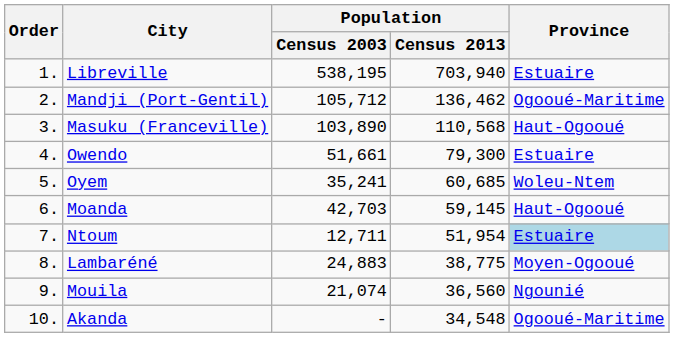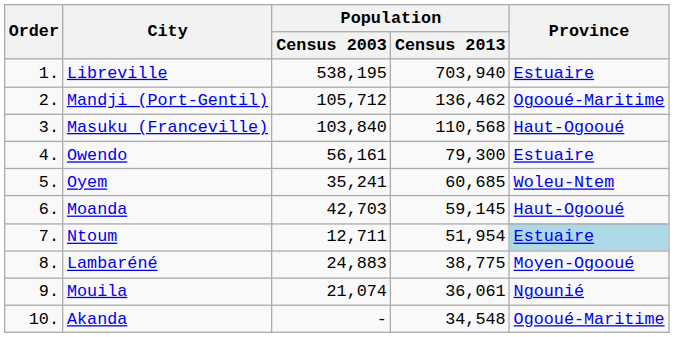(352, 128) 103,890 -> (352, 128) 103,840
(357, 155) 51,661 -> (357, 155) 56,161
(475, 292) 36,560 -> (475, 292) 36,061
